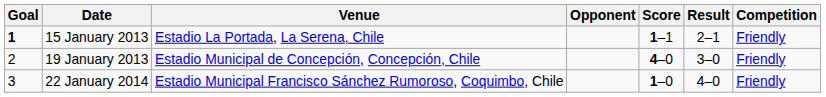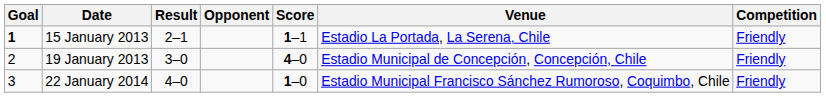columns swapped: (359, 15) <-> (708, 15)
